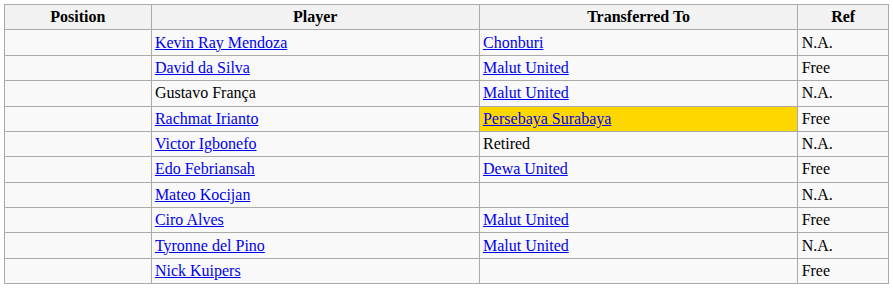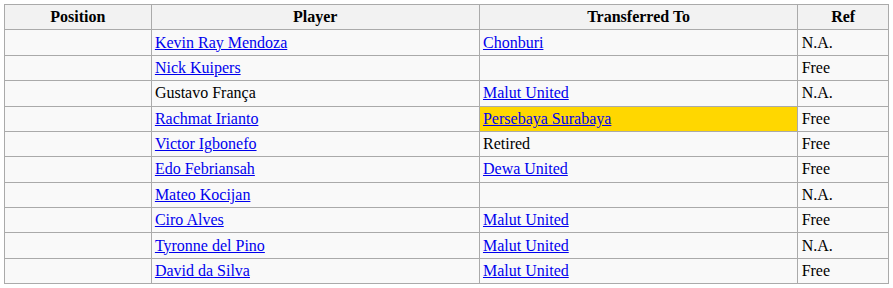rows swapped: (198, 270) <-> (202, 67)
(817, 144) N.A. -> (816, 144) Free
